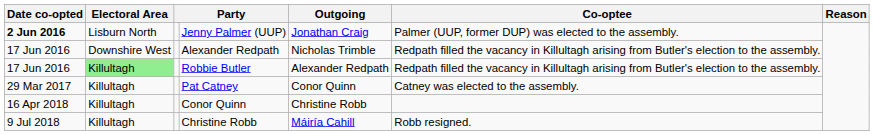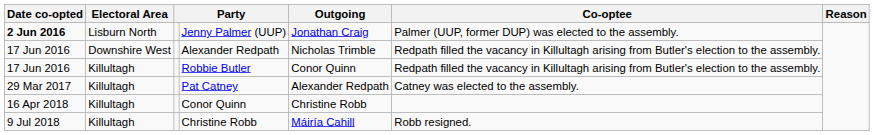(111, 68) lightgreen background -> (111, 68) no background
(340, 68) Alexander Redpath -> (324, 68) Conor Quinn
(324, 86) Conor Quinn -> (340, 86) Alexander Redpath
